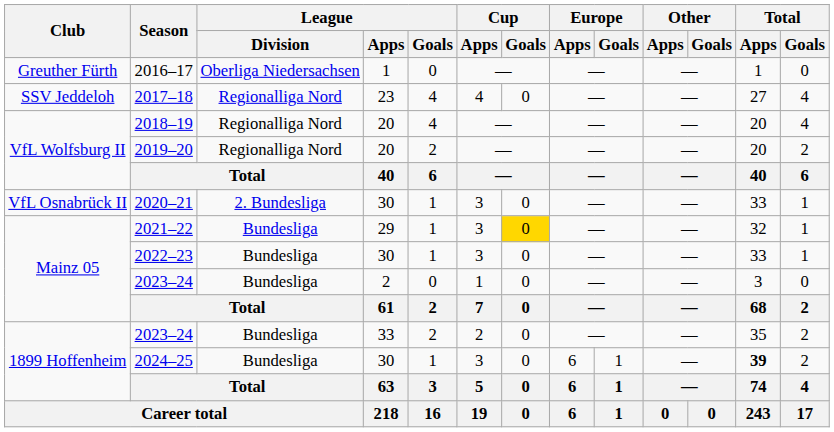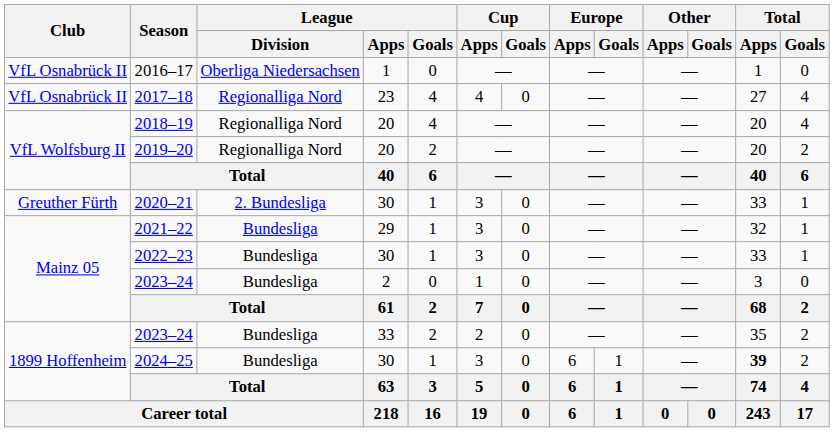(68, 70) Greuther Fürth -> (68, 70) VfL Osnabrück II
(68, 96) SSV Jeddeloh -> (68, 96) VfL Osnabrück II
(68, 202) VfL Osnabrück II -> (68, 202) Greuther Fürth
(526, 228) gold background -> (526, 228) no background
